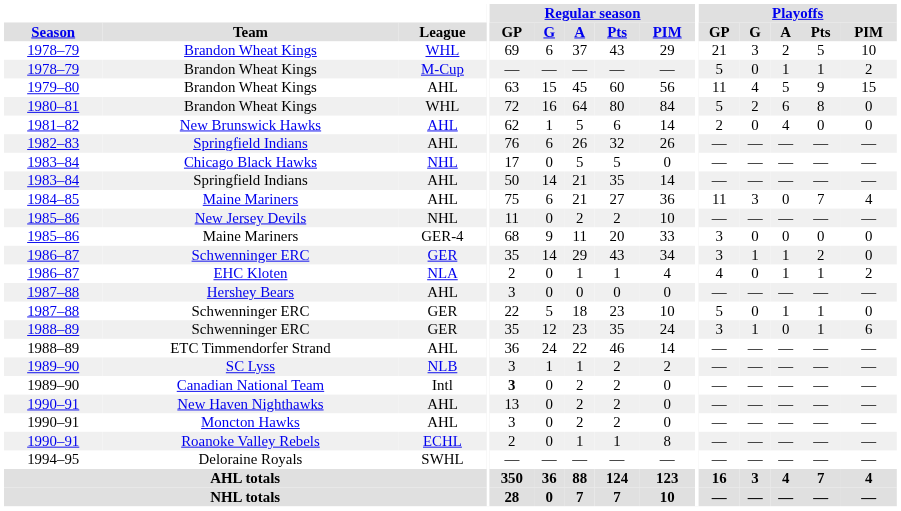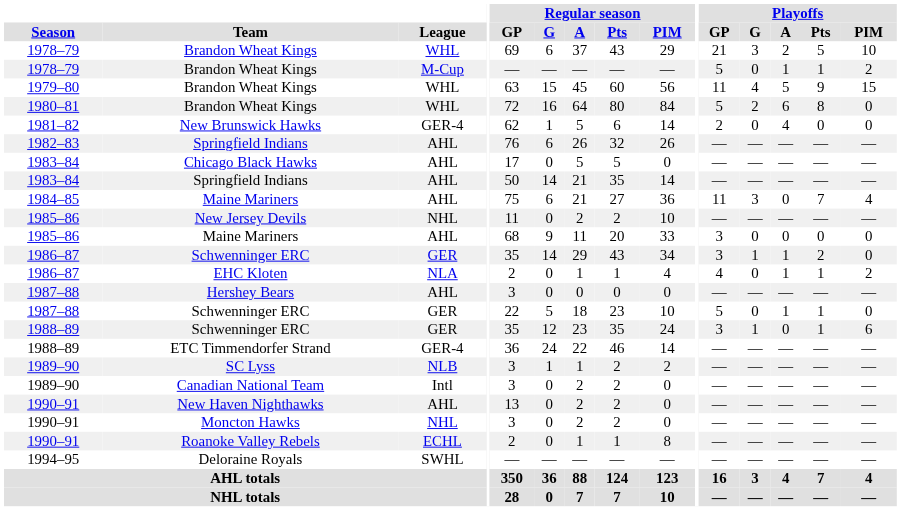(442, 87) AHL -> (442, 87) WHL
(442, 124) AHL -> (442, 124) GER-4
(442, 162) NHL -> (442, 162) AHL
(442, 236) GER-4 -> (442, 236) AHL
(442, 348) AHL -> (442, 348) GER-4
(512, 385) bold -> (512, 385) normal
(442, 422) AHL -> (442, 422) NHL
